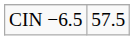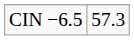(108, 19) 57.5 -> (108, 19) 57.3
